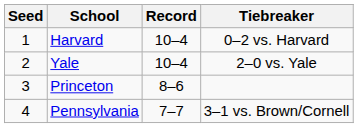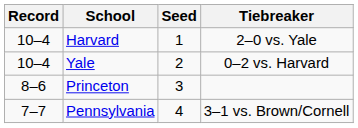columns swapped: (26, 16) <-> (171, 16)
(277, 39) 0–2 vs. Harvard -> (277, 39) 2–0 vs. Yale
(277, 63) 2–0 vs. Yale -> (277, 63) 0–2 vs. Harvard
